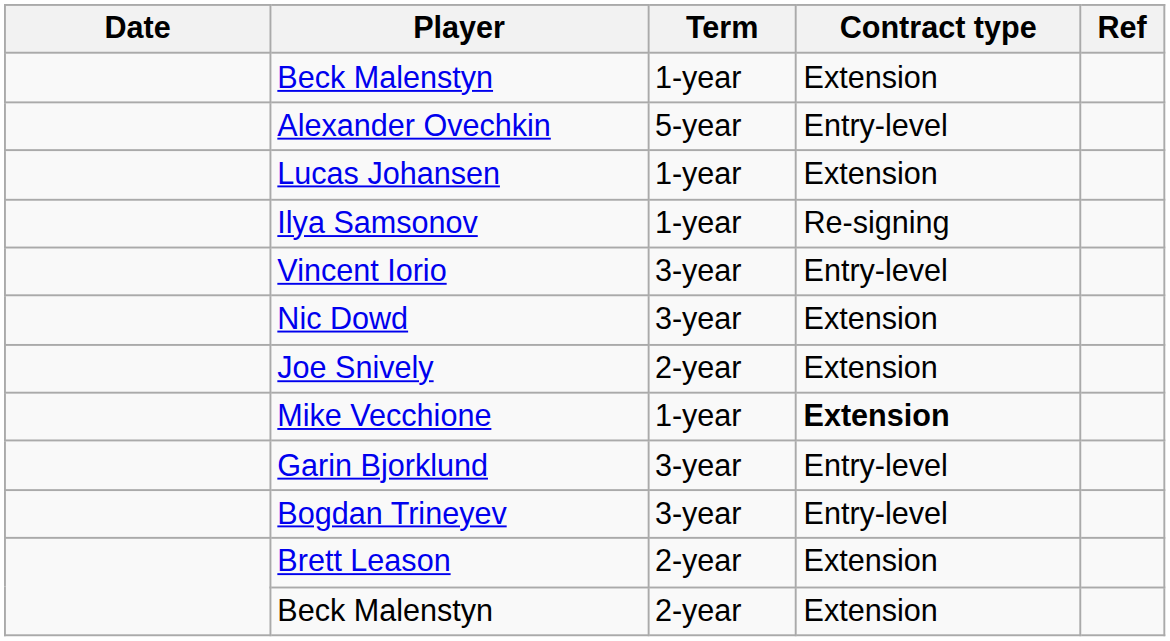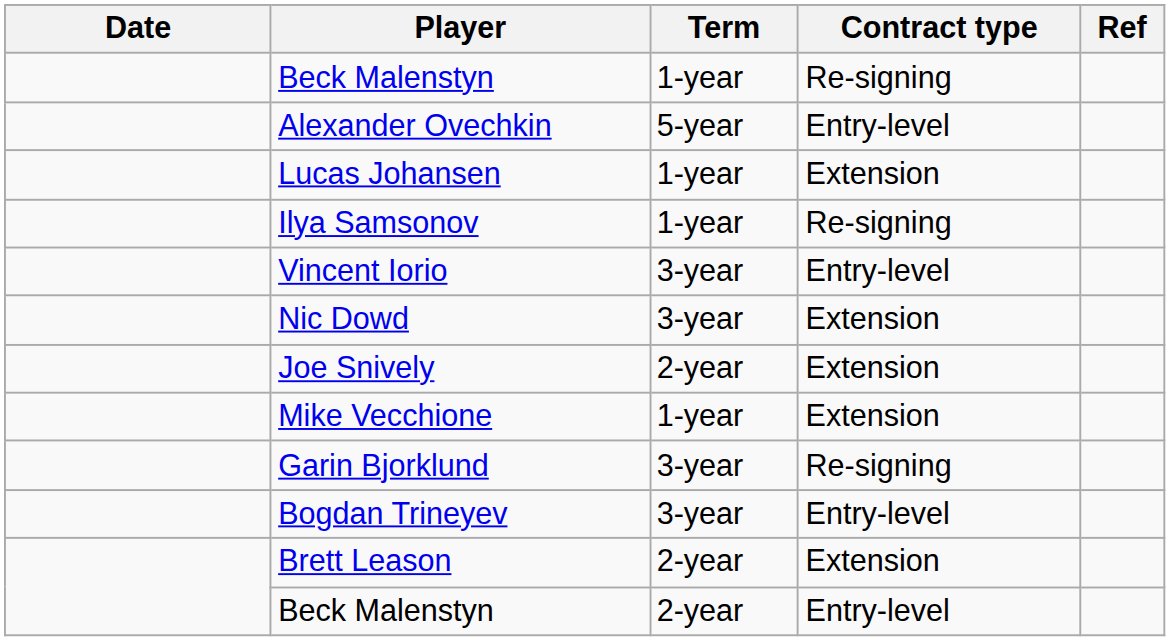(871, 77) Extension -> (879, 77) Re-signing
(877, 416) bold -> (873, 416) normal
(876, 464) Entry-level -> (879, 464) Re-signing
(871, 610) Extension -> (878, 610) Entry-level
